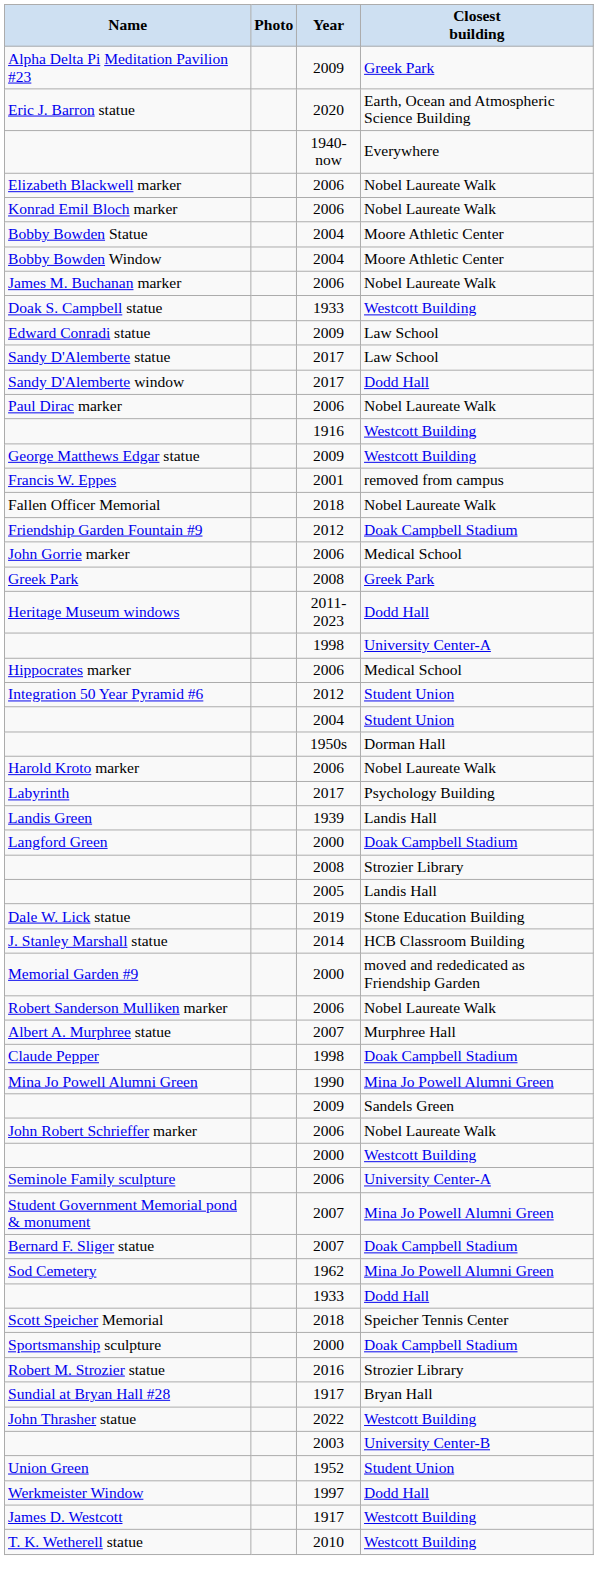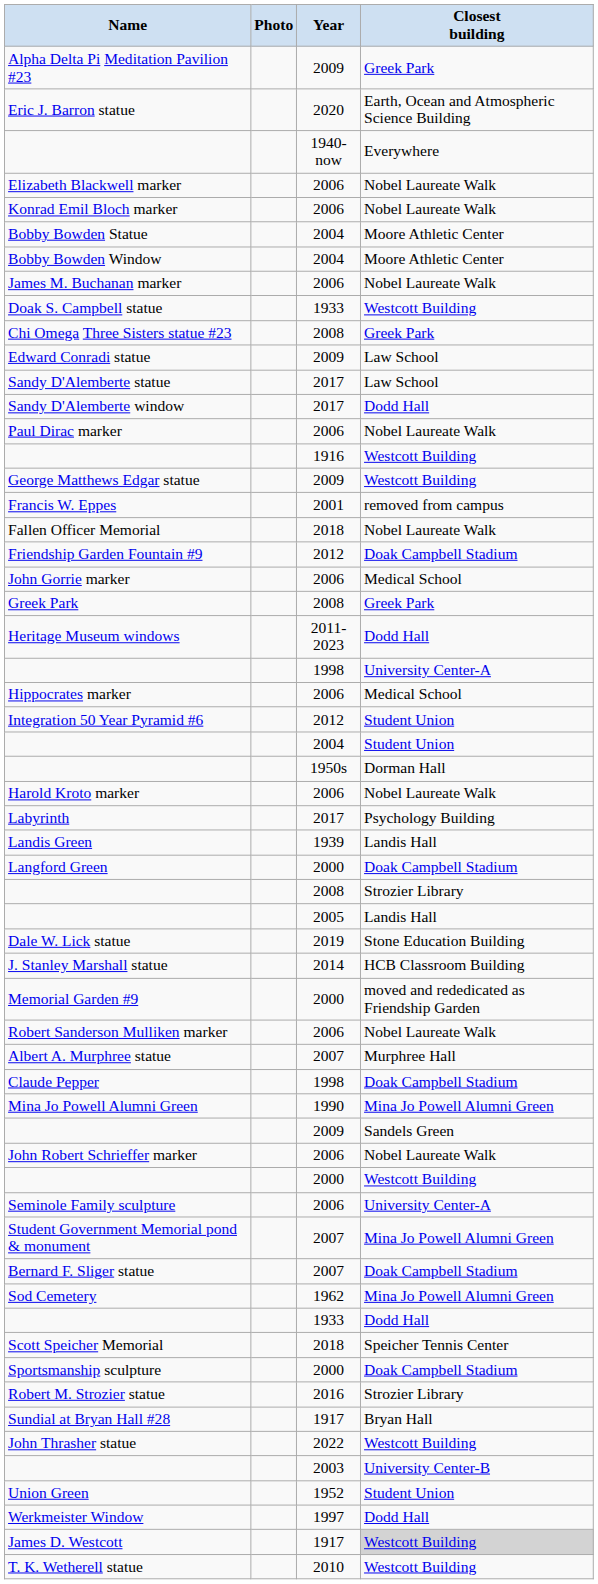+ row: (120, 332)
(420, 1517) no background -> (420, 1542) lightgrey background
